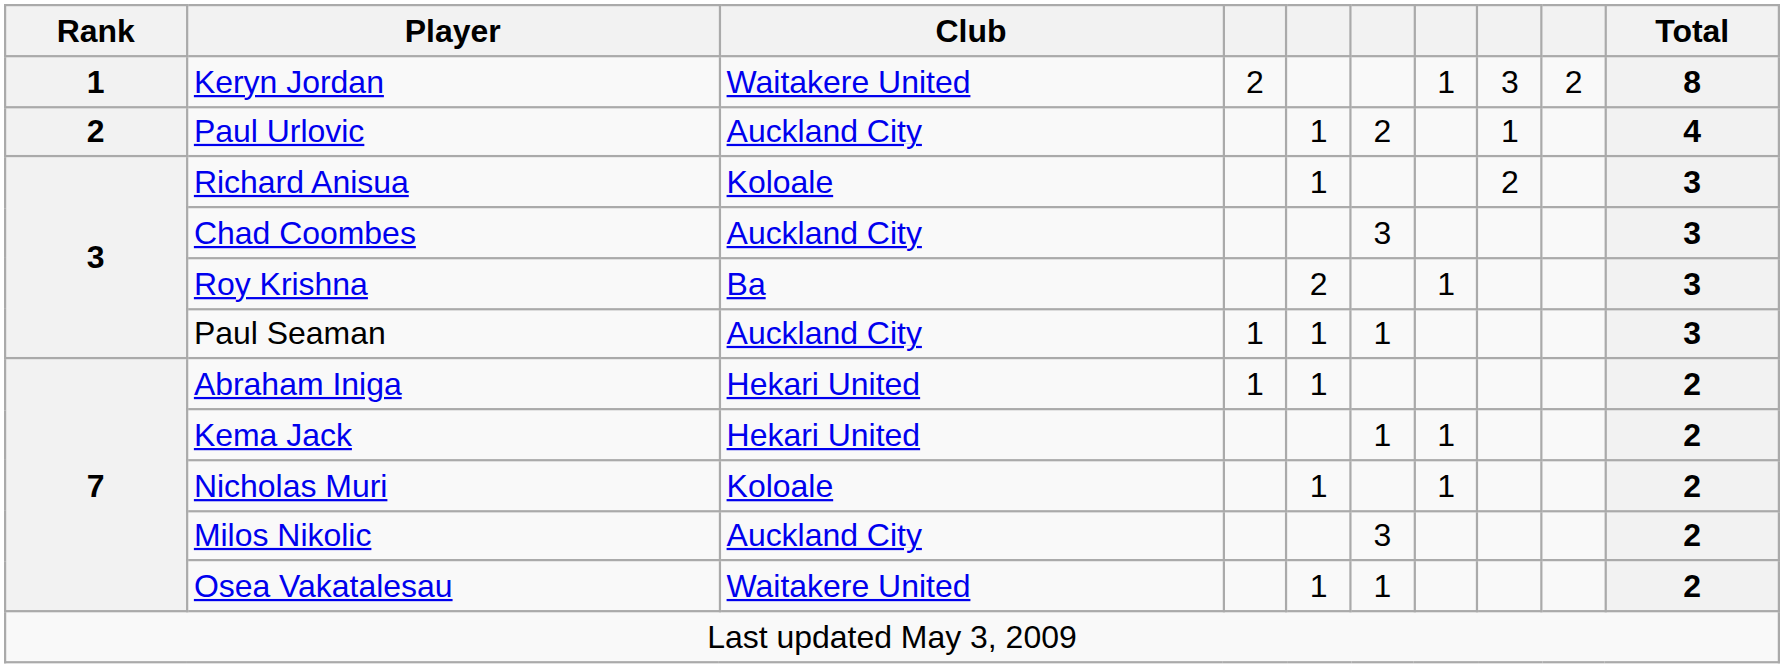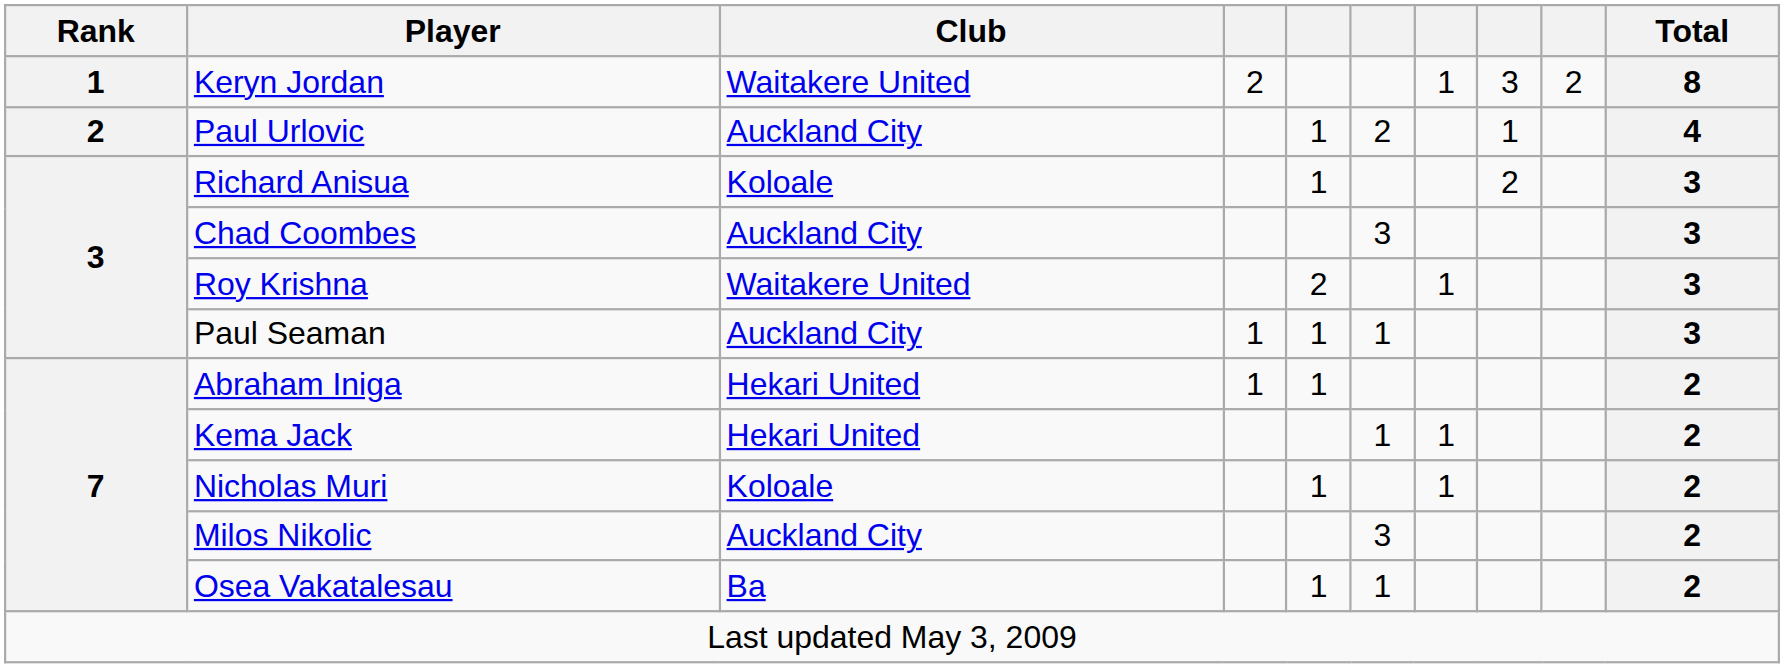(746, 283) Ba -> (849, 283) Waitakere United
(849, 586) Waitakere United -> (746, 586) Ba
